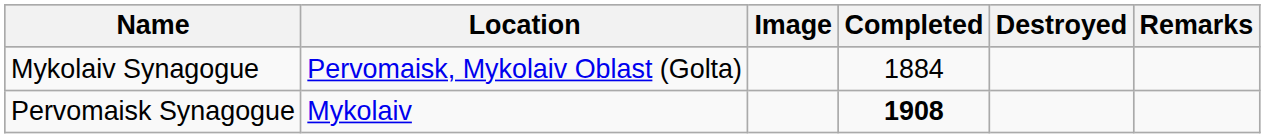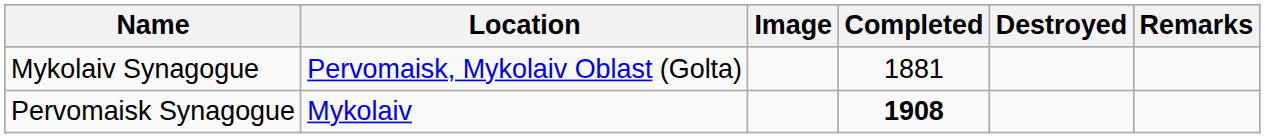(914, 68) 1884 -> (914, 68) 1881
